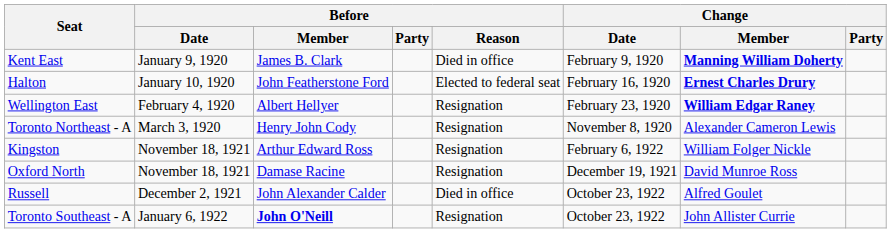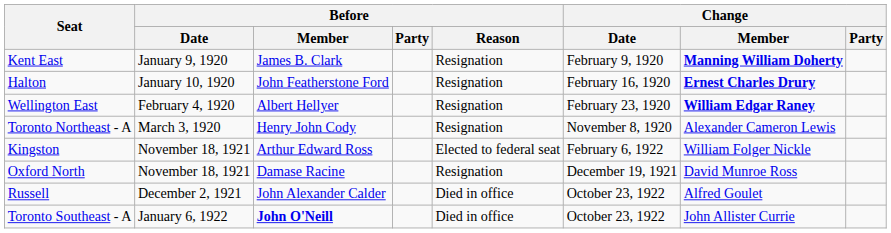(474, 60) Died in office -> (469, 60) Resignation
(498, 82) Elected to federal seat -> (469, 82) Resignation
(469, 149) Resignation -> (498, 149) Elected to federal seat
(469, 216) Resignation -> (474, 216) Died in office
